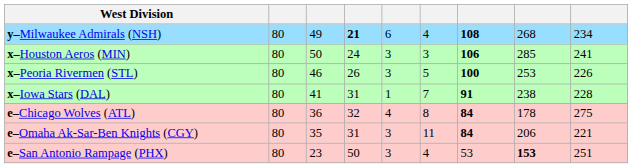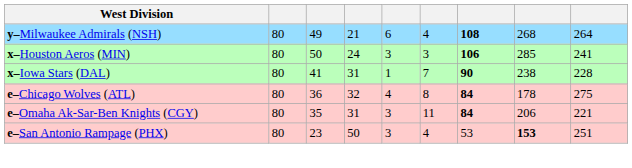(353, 34) bold -> (353, 34) normal
(583, 34) 234 -> (583, 34) 264
- row: (72, 73)
(467, 93) 91 -> (467, 73) 90
